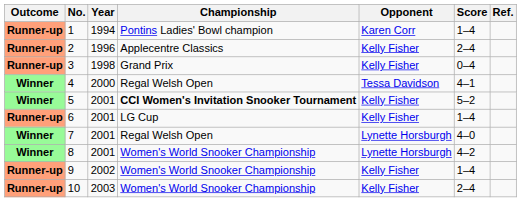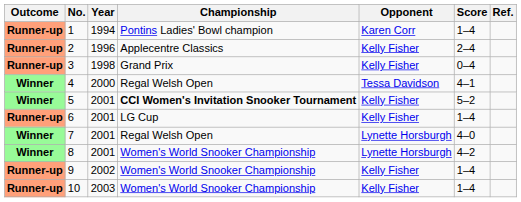(466, 188) 2–4 -> (466, 188) 1–4
